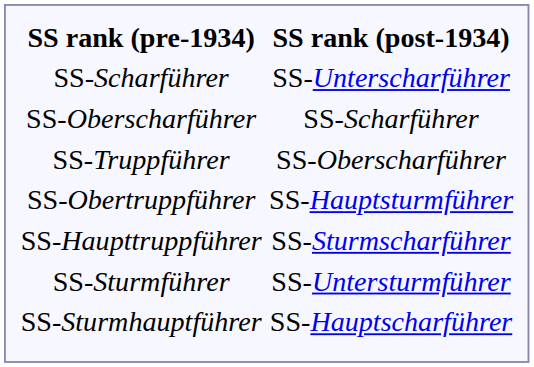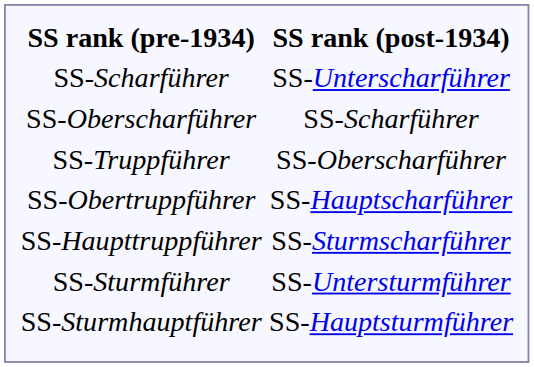(391, 199) SS-Hauptsturmführer -> (391, 199) SS-Hauptscharführer
(391, 321) SS-Hauptscharführer -> (391, 321) SS-Hauptsturmführer
